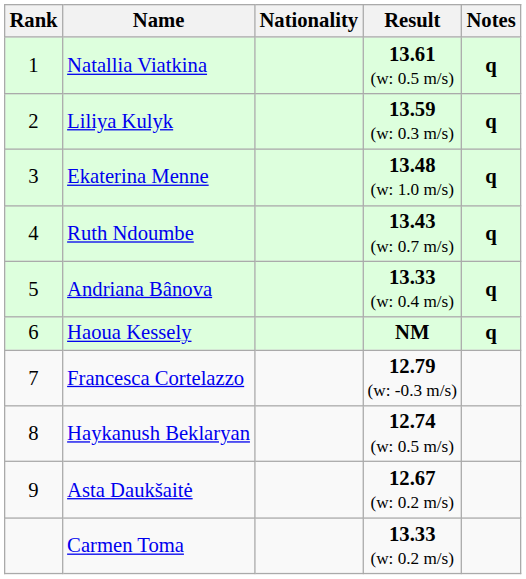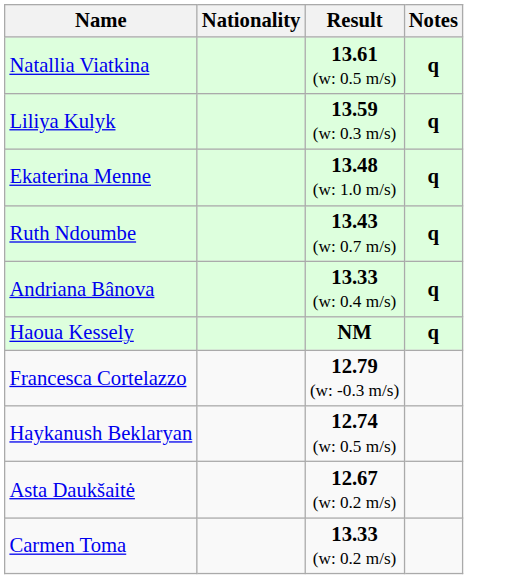- column: (33, 20)
